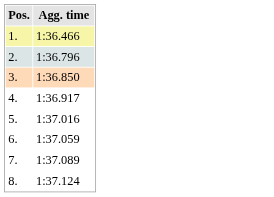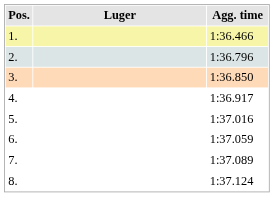+ column: (120, 15)
